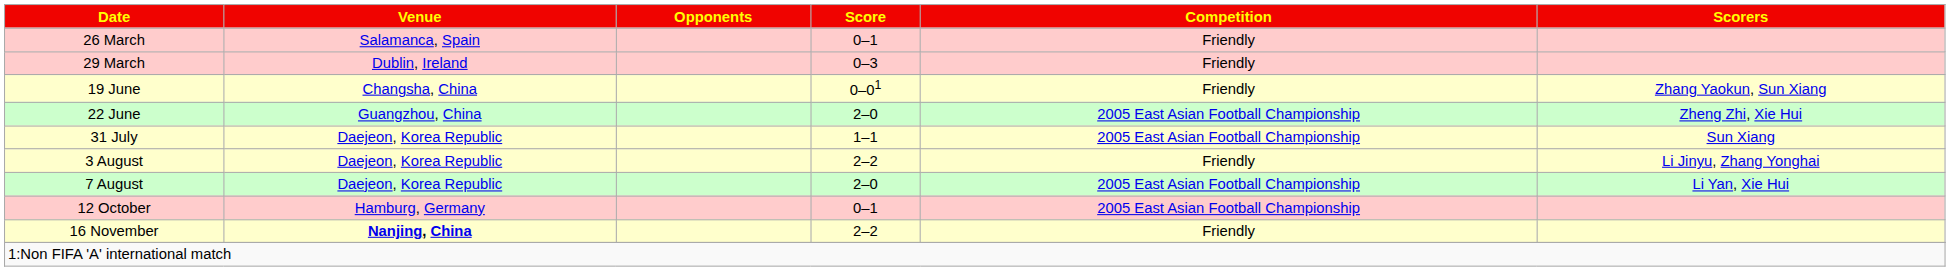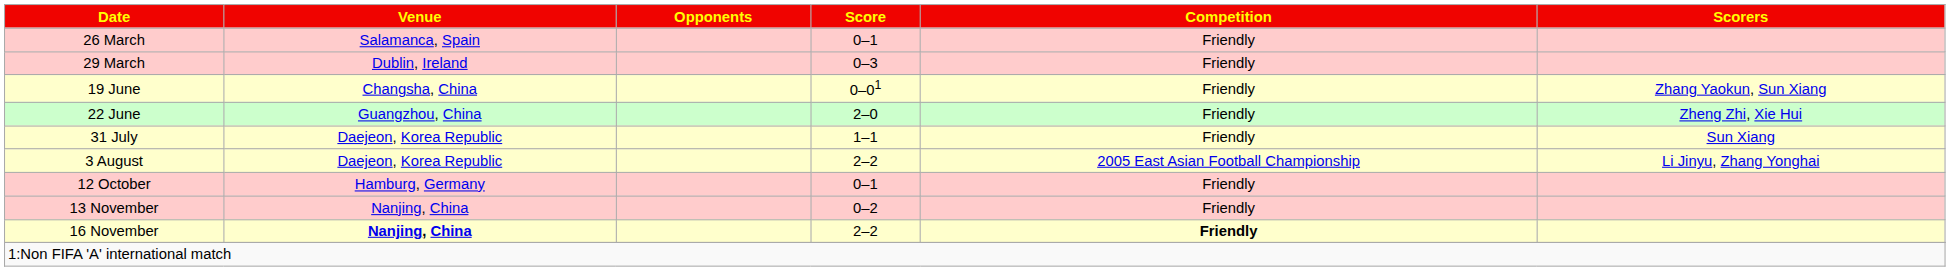(1229, 114) 2005 East Asian Football Championship -> (1229, 114) Friendly
(1229, 138) 2005 East Asian Football Championship -> (1229, 138) Friendly
(1229, 161) Friendly -> (1229, 161) 2005 East Asian Football Championship
- row: (114, 185)
(1229, 208) 2005 East Asian Football Championship -> (1229, 185) Friendly
+ row: (114, 208)
(1229, 231) normal -> (1229, 231) bold
